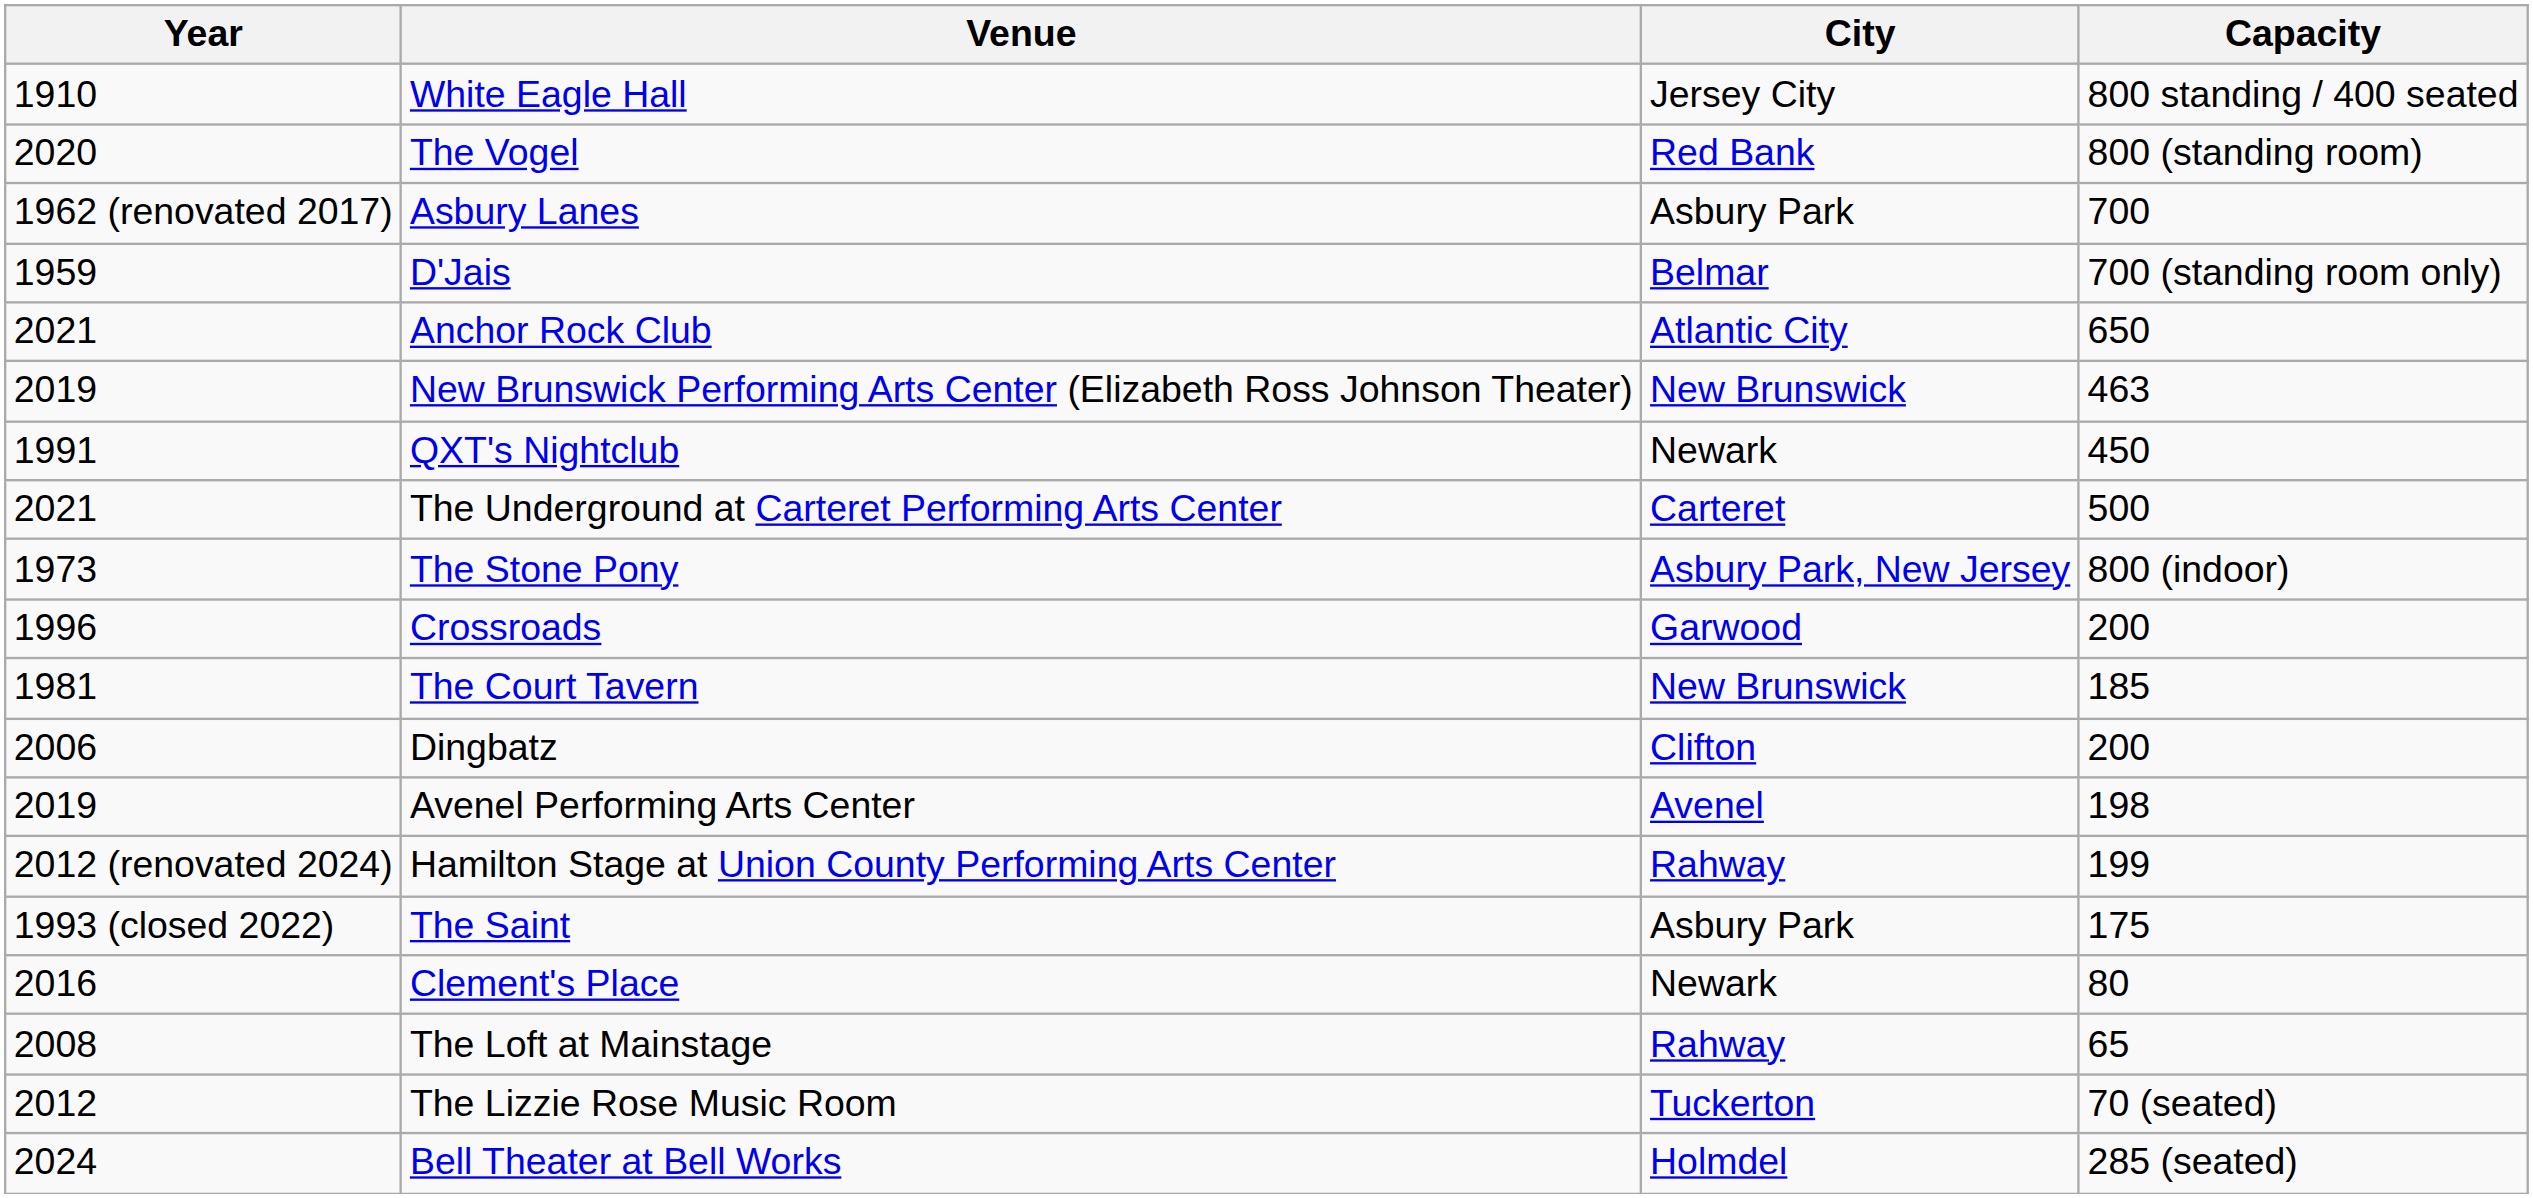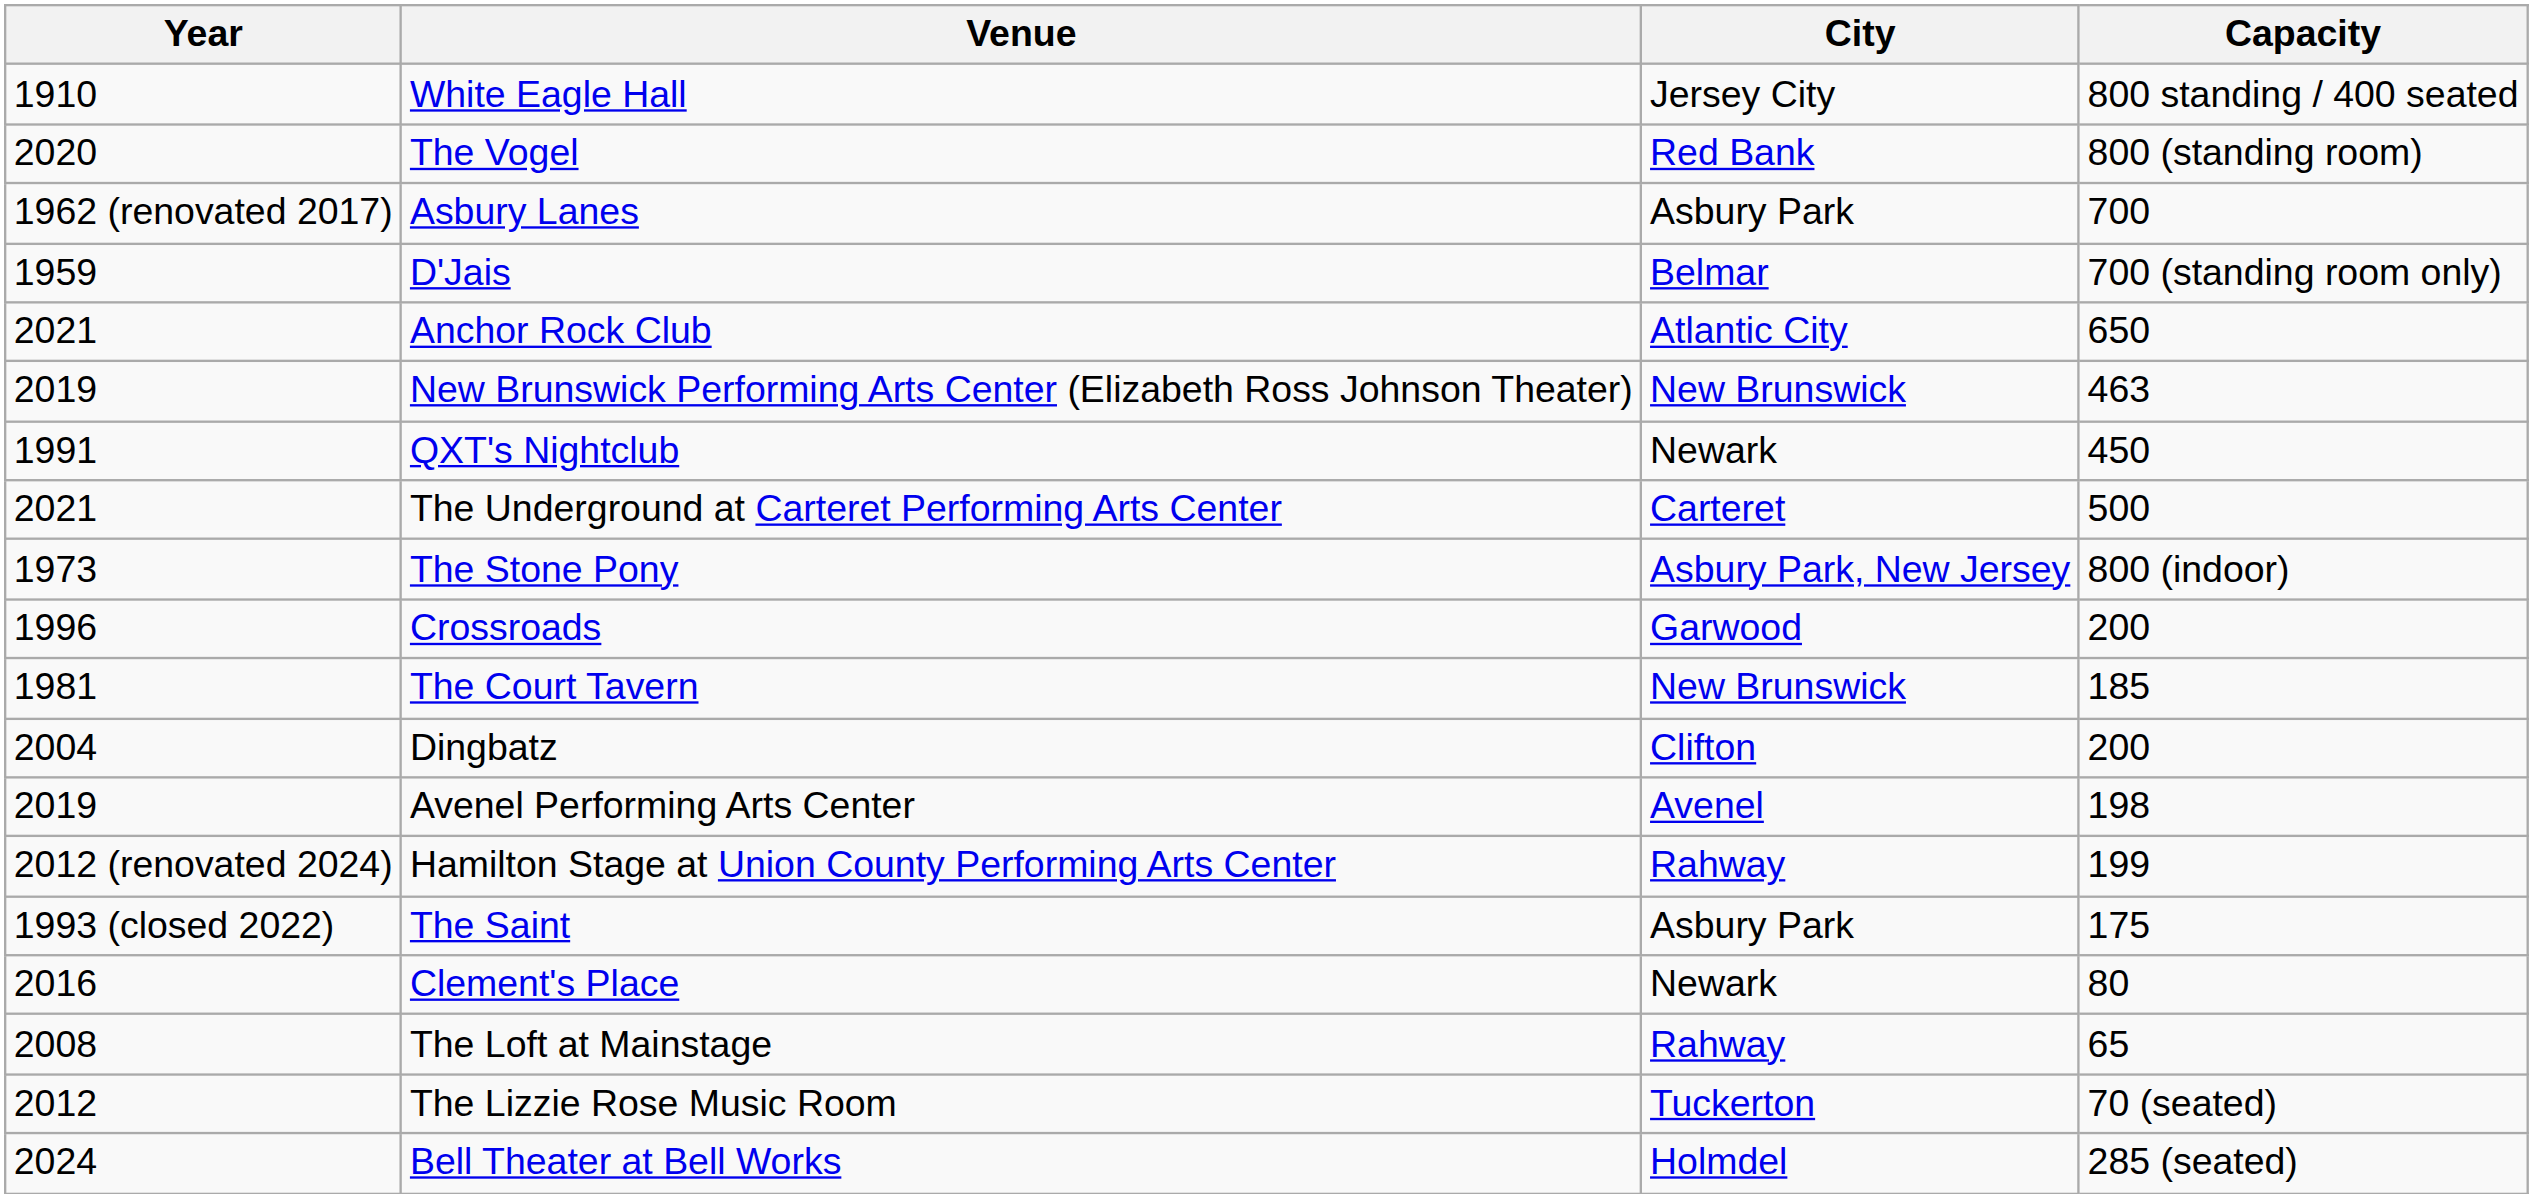(55, 746) 2006 -> (55, 746) 2004
